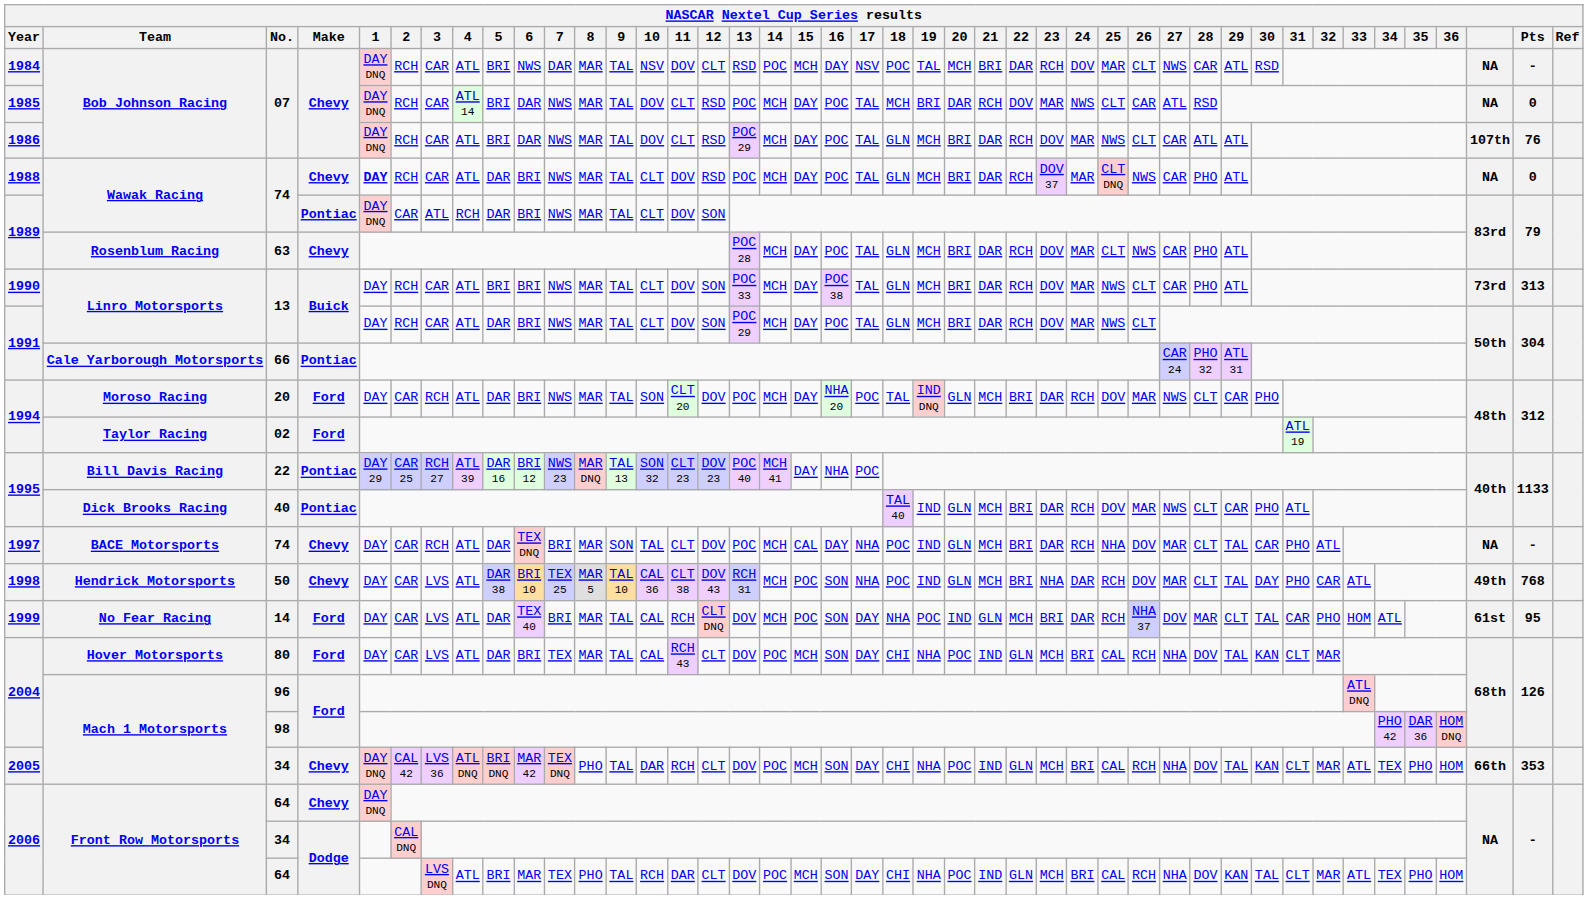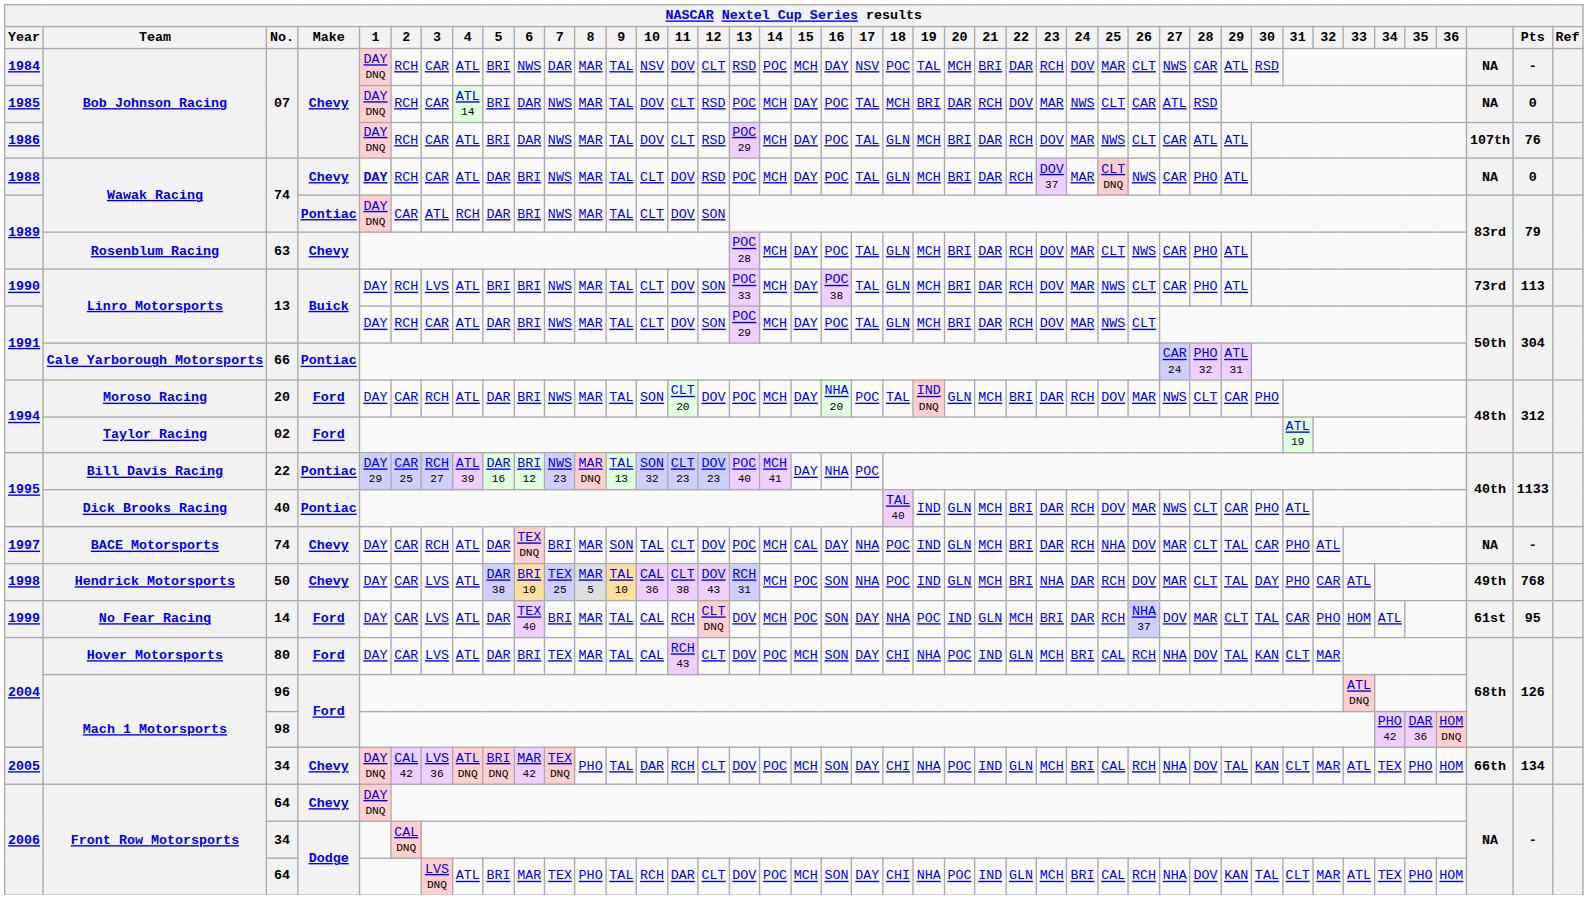(437, 287) CAR -> (437, 287) LVS
(1533, 287) 313 -> (1533, 287) 113
(1533, 766) 353 -> (1533, 766) 134
